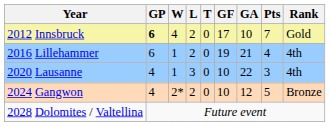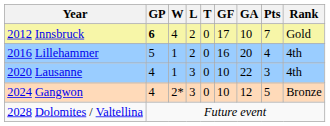(152, 53) 6 -> (152, 53) 5
(223, 53) 19 -> (223, 53) 16
(246, 53) 21 -> (246, 53) 20
(192, 92) 2 -> (192, 92) 3
